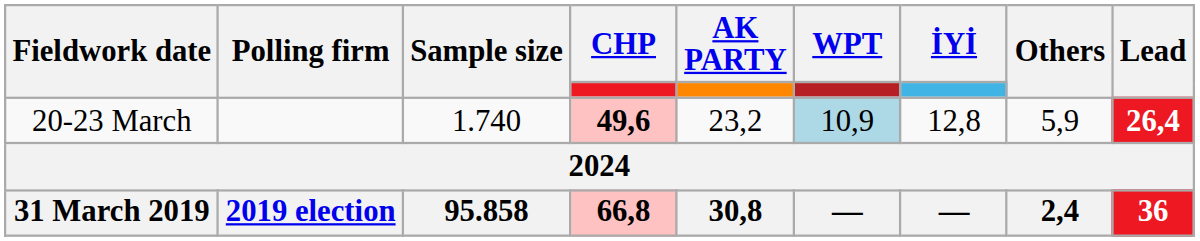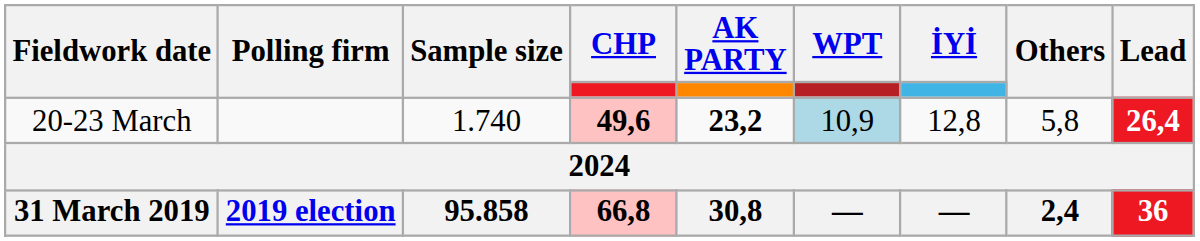(735, 119) normal -> (735, 119) bold
(1060, 119) 5,9 -> (1060, 119) 5,8
